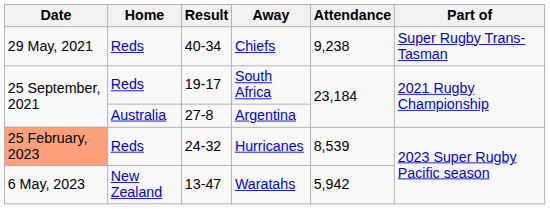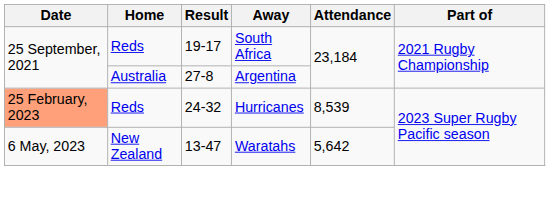- row: (255, 46)
(331, 184) 5,942 -> (331, 146) 5,642
